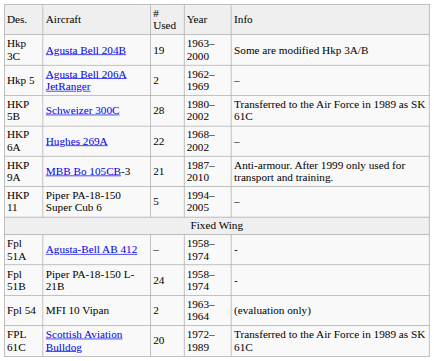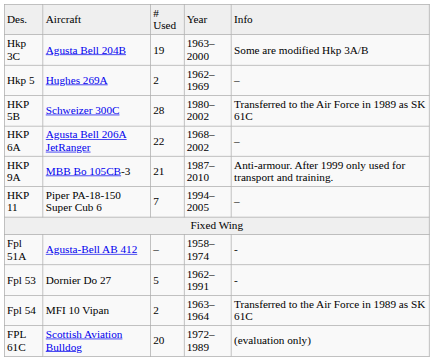(86, 80) Agusta Bell 206A JetRanger -> (77, 80) Hughes 269A
(77, 141) Hughes 269A -> (86, 141) Agusta Bell 206A JetRanger
(156, 201) 5 -> (156, 201) 7
- row: (16, 280)
+ row: (21, 280)
(272, 310) (evaluation only) -> (330, 310) Transferred to the Air Force in 1989 as SK 61C
(330, 341) Transferred to the Air Force in 1989 as SK 61C -> (272, 341) (evaluation only)
